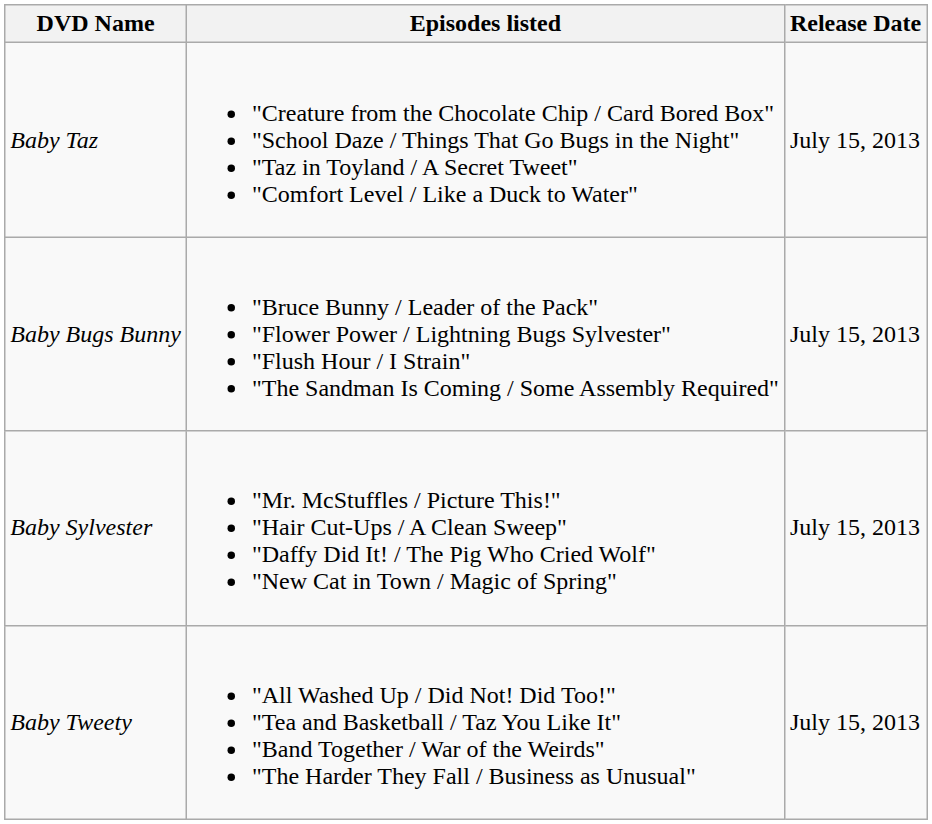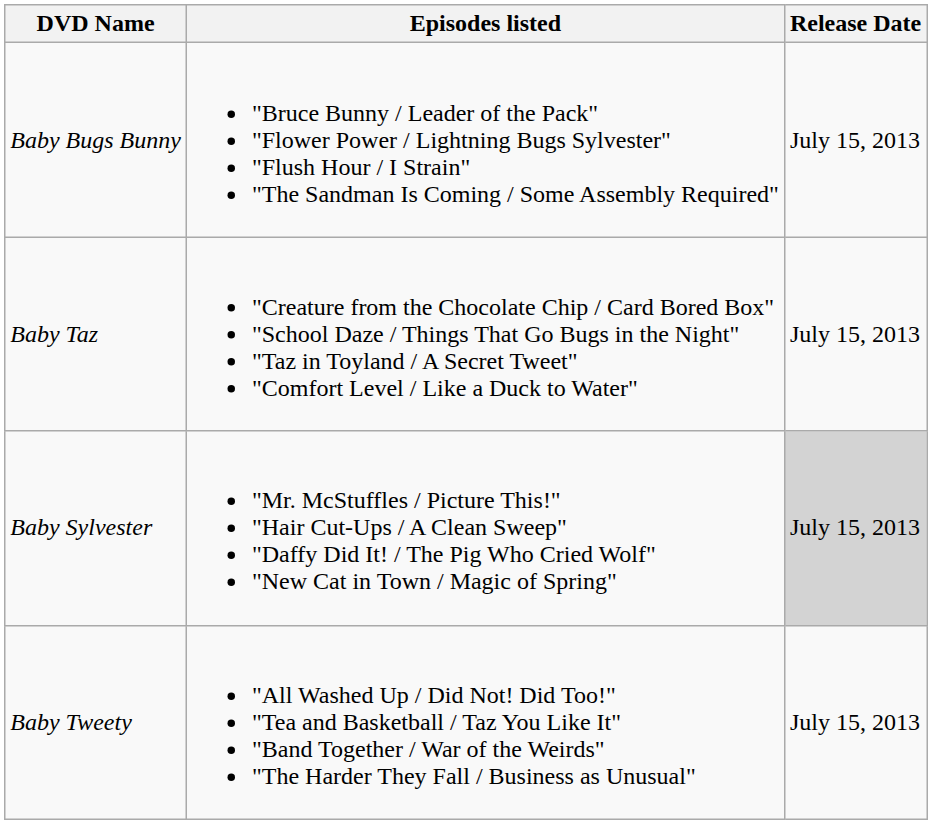rows swapped: (96, 333) <-> (54, 139)
(855, 527) no background -> (855, 527) lightgrey background
